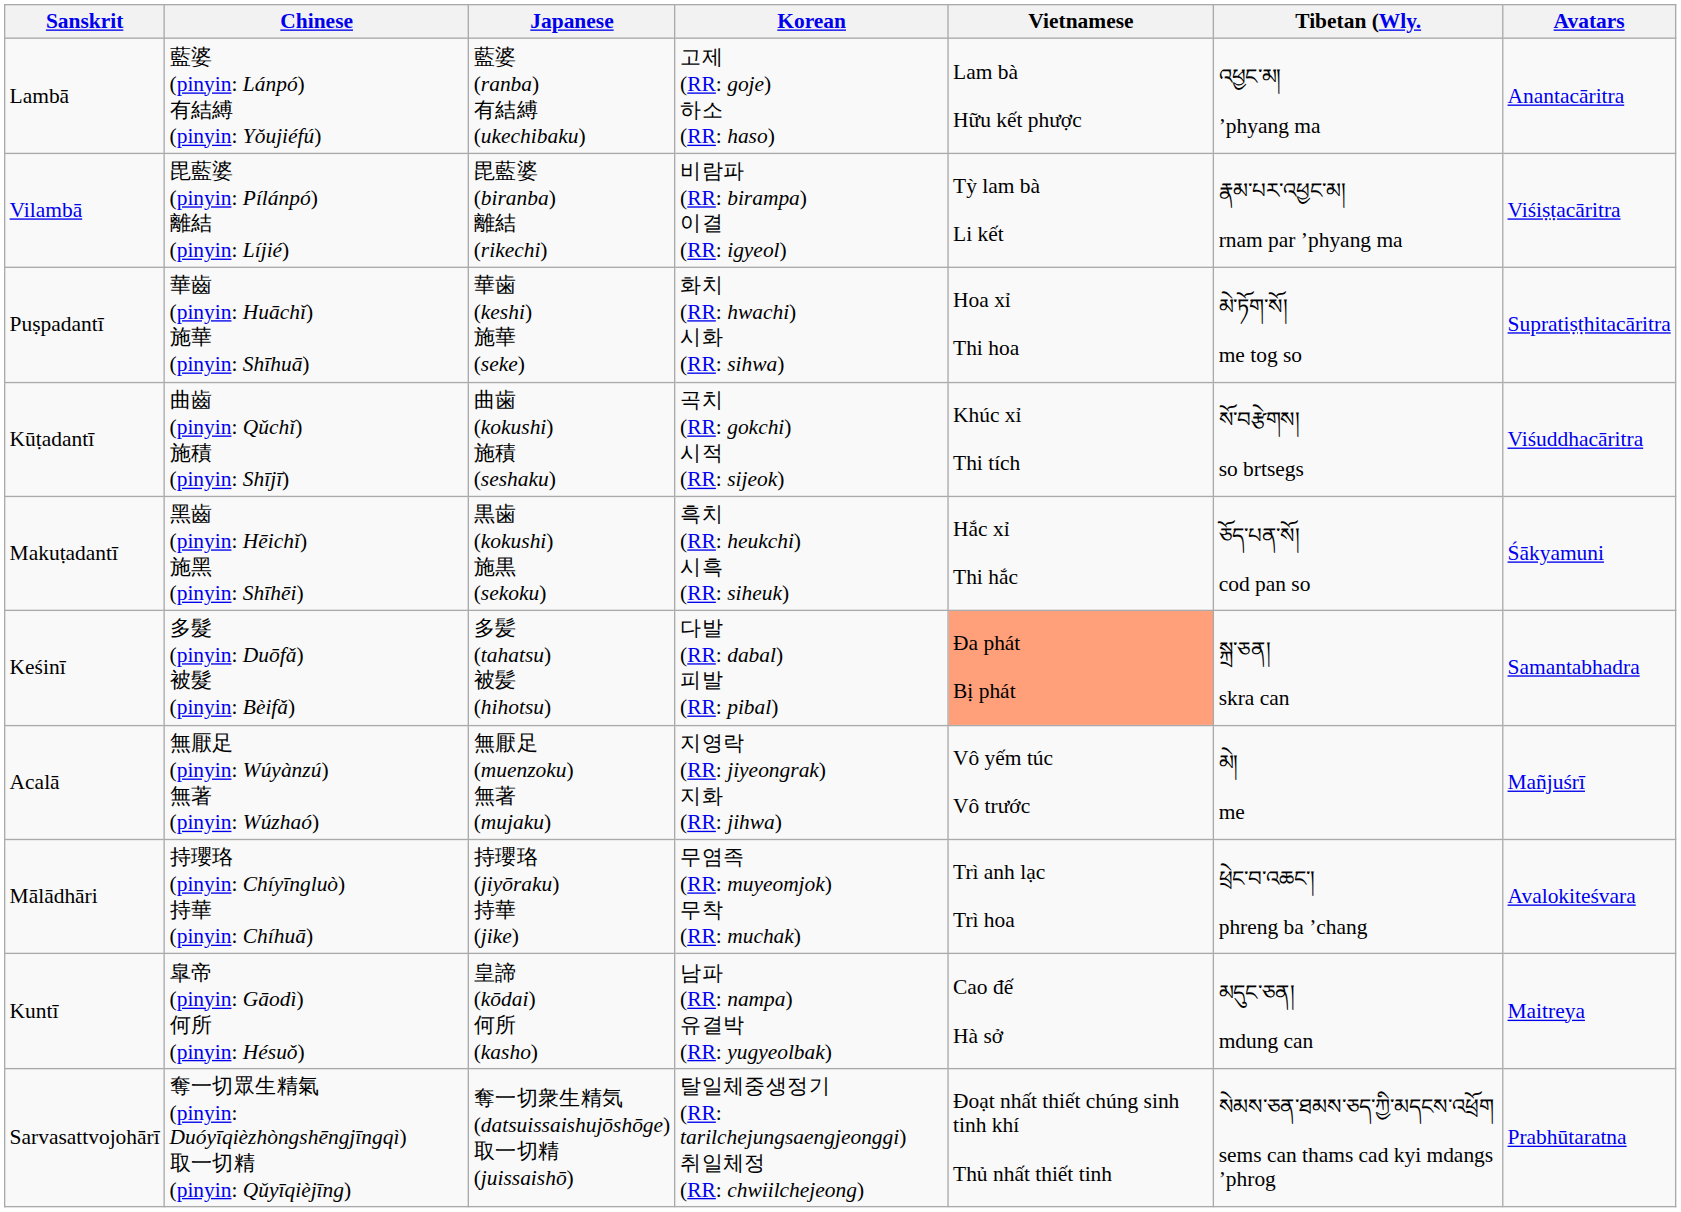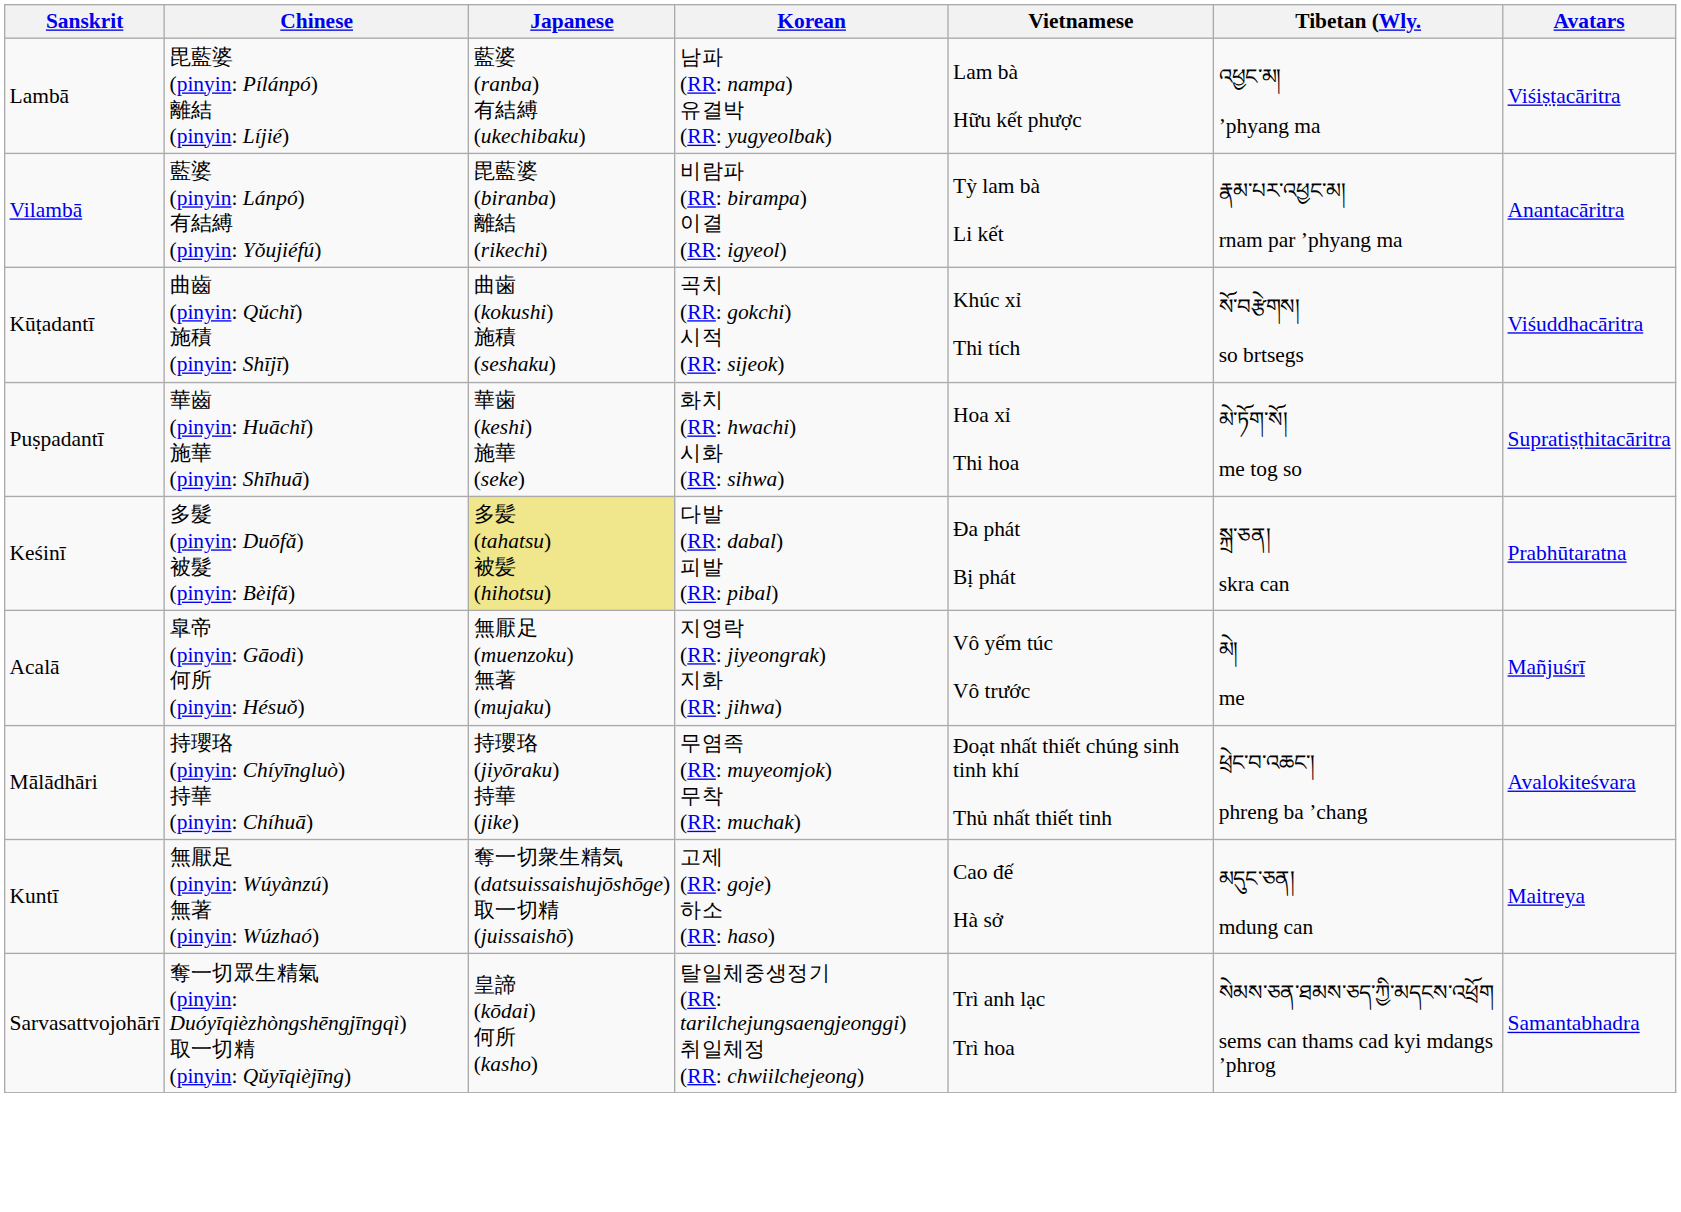(245, 96) 藍婆 (pinyin: Lánpó) 有結縛 (pinyin: Yǒujiéfú) -> (244, 96) 毘藍婆 (pinyin: Pílánpó) 離結 (pinyin: Líjié)
(727, 96) 고제 (RR: goje) 하소 (RR: haso) -> (756, 96) 남파 (RR: nampa) 유결박 (RR: yugyeolbak)
(1566, 95) Anantacāritra -> (1564, 95) Viśiṣṭacāritra
(244, 210) 毘藍婆 (pinyin: Pílánpó) 離結 (pinyin: Líjié) -> (245, 210) 藍婆 (pinyin: Lánpó) 有結縛 (pinyin: Yǒujiéfú)
(1564, 210) Viśiṣṭacāritra -> (1566, 210) Anantacāritra
rows swapped: (52, 438) <-> (57, 324)
- row: (64, 553)
(512, 668) no background -> (512, 553) khaki background
(987, 667) lightsalmon background -> (987, 553) no background
(1574, 667) Samantabhadra -> (1567, 553) Prabhūtaratna
(249, 782) 無厭足 (pinyin: Wúyànzú) 無著 (pinyin: Wúzhaó) -> (237, 668) 皐帝 (pinyin: Gāodì) 何所 (pinyin: Hésuǒ)
(999, 896) Trì anh lạc Trì hoa -> (1066, 782) Đoạt nhất thiết chúng sinh tinh khí Thủ nhất thiết tinh
(237, 1011) 皐帝 (pinyin: Gāodì) 何所 (pinyin: Hésuǒ) -> (249, 897) 無厭足 (pinyin: Wúyànzú) 無著 (pinyin: Wúzhaó)
(506, 1011) 皇諦 (kōdai) 何所 (kasho) -> (572, 897) 奪一切衆生精気 (datsuissaishujōshōge) 取一切精 (juissaishō)
(756, 1011) 남파 (RR: nampa) 유결박 (RR: yugyeolbak) -> (727, 897) 고제 (RR: goje) 하소 (RR: haso)
(572, 1138) 奪一切衆生精気 (datsuissaishujōshōge) 取一切精 (juissaishō) -> (506, 1023) 皇諦 (kōdai) 何所 (kasho)
(1066, 1137) Đoạt nhất thiết chúng sinh tinh khí Thủ nhất thiết tinh -> (999, 1022) Trì anh lạc Trì hoa
(1567, 1137) Prabhūtaratna -> (1574, 1022) Samantabhadra
